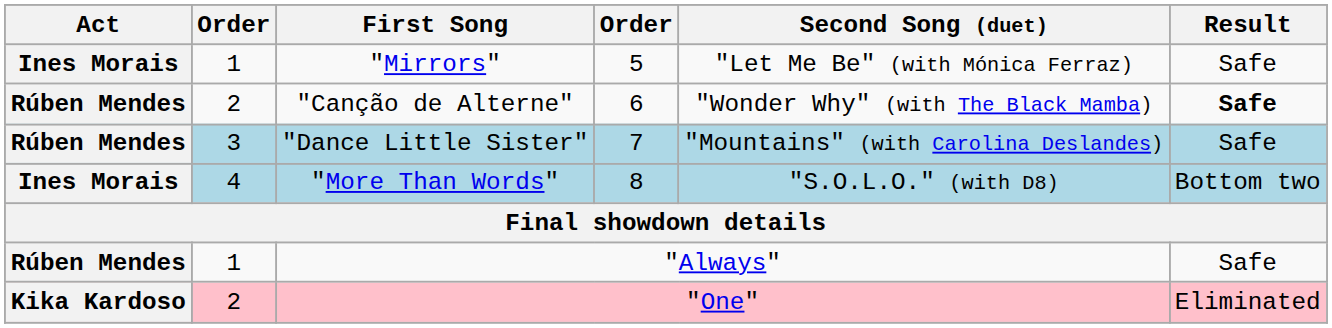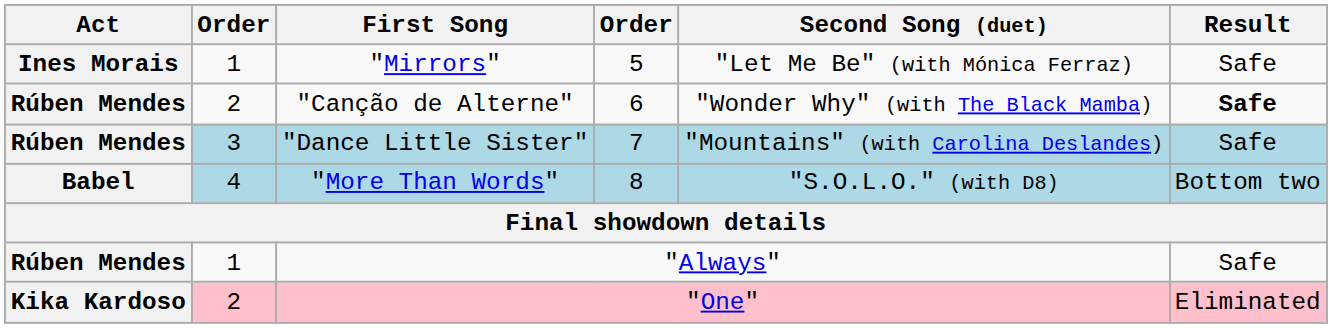(98, 183) Ines Morais -> (98, 183) Babel
